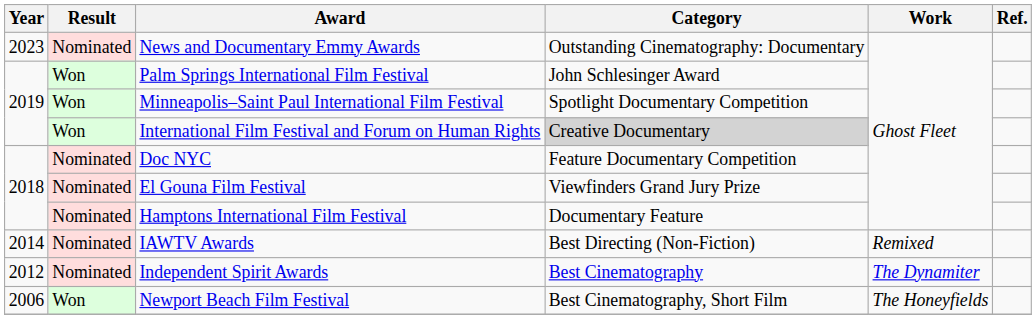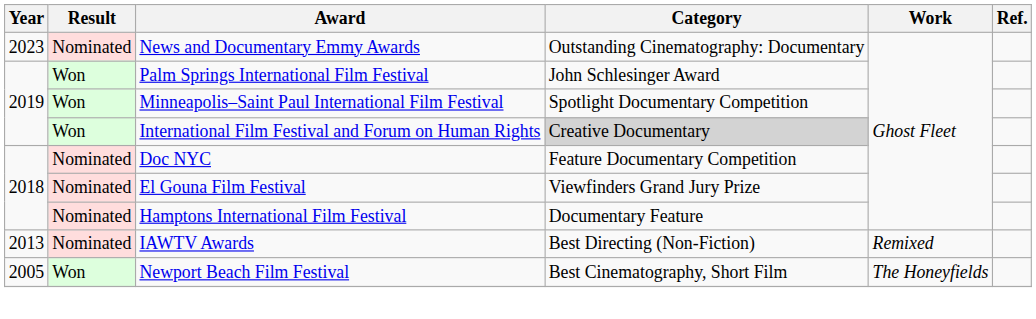(26, 243) 2014 -> (26, 243) 2013
- row: (234, 272)
(26, 300) 2006 -> (26, 272) 2005
